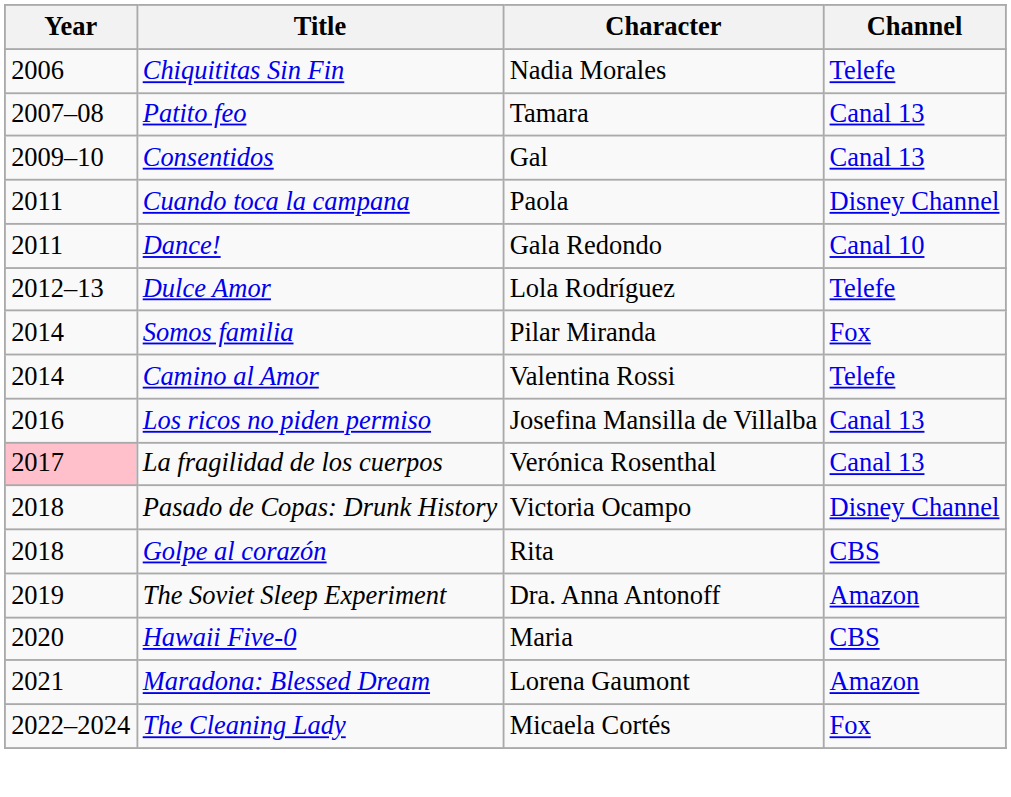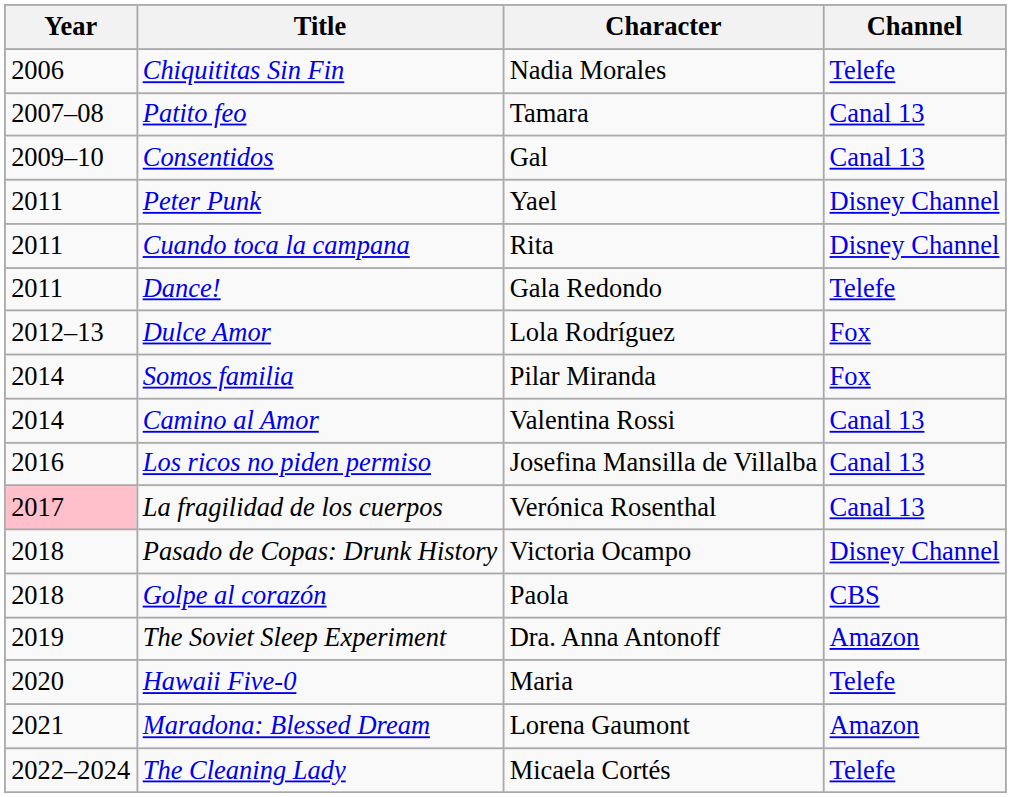+ row: (202, 201)
(539, 201) Paola -> (532, 245) Rita
(877, 245) Canal 10 -> (862, 288) Telefe
(862, 288) Telefe -> (850, 332) Fox
(862, 376) Telefe -> (877, 420) Canal 13
(532, 551) Rita -> (539, 594) Paola
(855, 638) CBS -> (862, 682) Telefe
(850, 725) Fox -> (862, 769) Telefe
